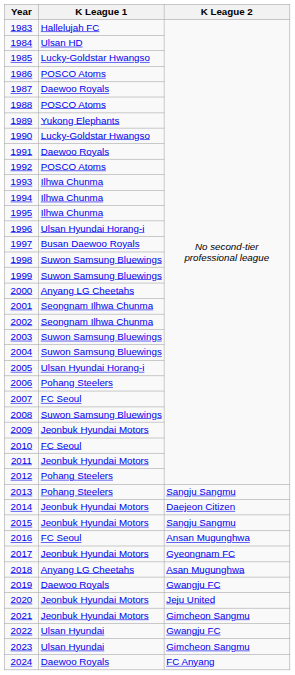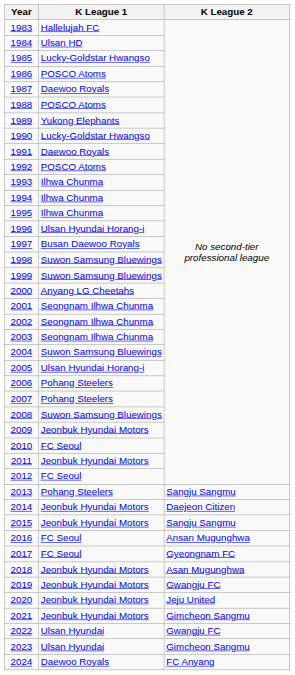(101, 337) Suwon Samsung Bluewings -> (97, 337) Seongnam Ilhwa Chunma
(61, 399) FC Seoul -> (77, 399) Pohang Steelers
(77, 476) Pohang Steelers -> (61, 476) FC Seoul
(95, 553) Jeonbuk Hyundai Motors -> (61, 553) FC Seoul
(87, 569) Anyang LG Cheetahs -> (95, 569) Jeonbuk Hyundai Motors
(75, 584) Daewoo Royals -> (95, 584) Jeonbuk Hyundai Motors
